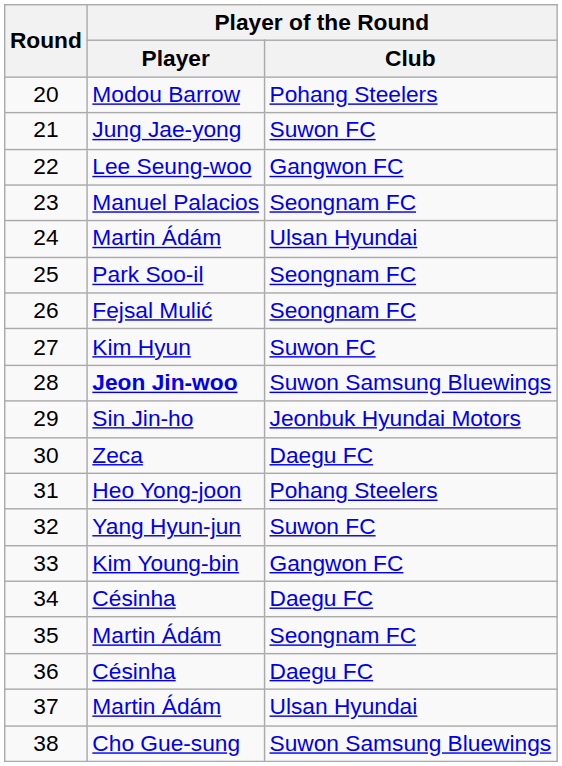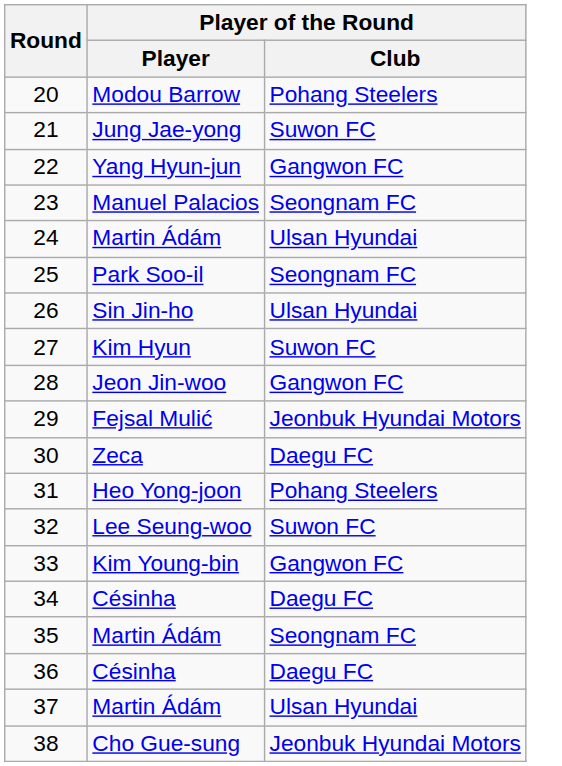(172, 166) Lee Seung-woo -> (167, 166) Yang Hyun-jun
(152, 310) Fejsal Mulić -> (143, 310) Sin Jin-ho
(343, 310) Seongnam FC -> (343, 310) Ulsan Hyundai
(165, 382) bold -> (159, 382) normal
(410, 382) Suwon Samsung Bluewings -> (336, 382) Gangwon FC
(143, 418) Sin Jin-ho -> (152, 418) Fejsal Mulić
(167, 526) Yang Hyun-jun -> (172, 526) Lee Seung-woo
(410, 743) Suwon Samsung Bluewings -> (395, 743) Jeonbuk Hyundai Motors
